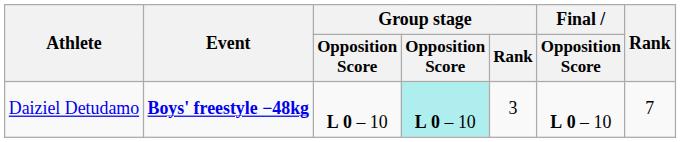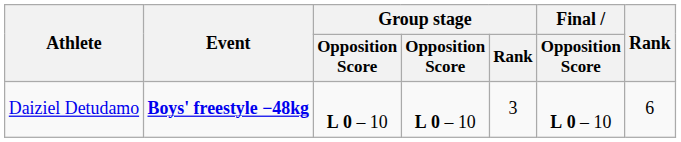(445, 122) paleturquoise background -> (445, 122) no background
(650, 109) 7 -> (650, 109) 6
